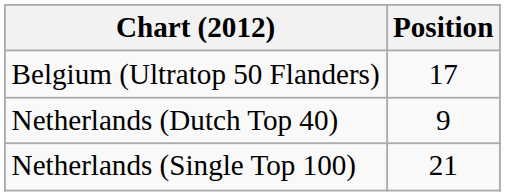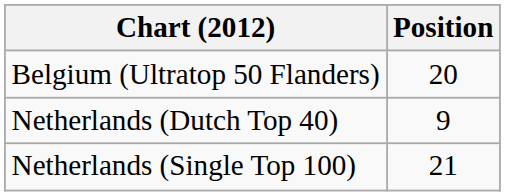(443, 73) 17 -> (443, 73) 20
